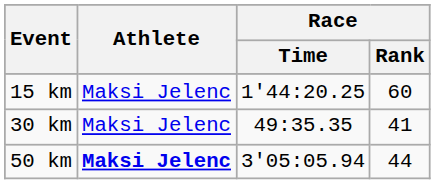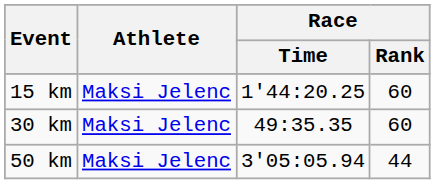(400, 126) 41 -> (400, 126) 60
(156, 161) bold -> (156, 161) normal
